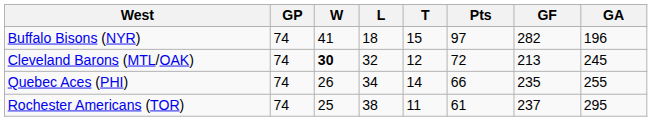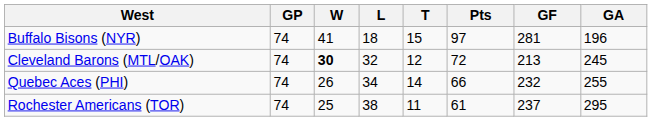(529, 37) 282 -> (529, 37) 281
(529, 82) 235 -> (529, 82) 232
